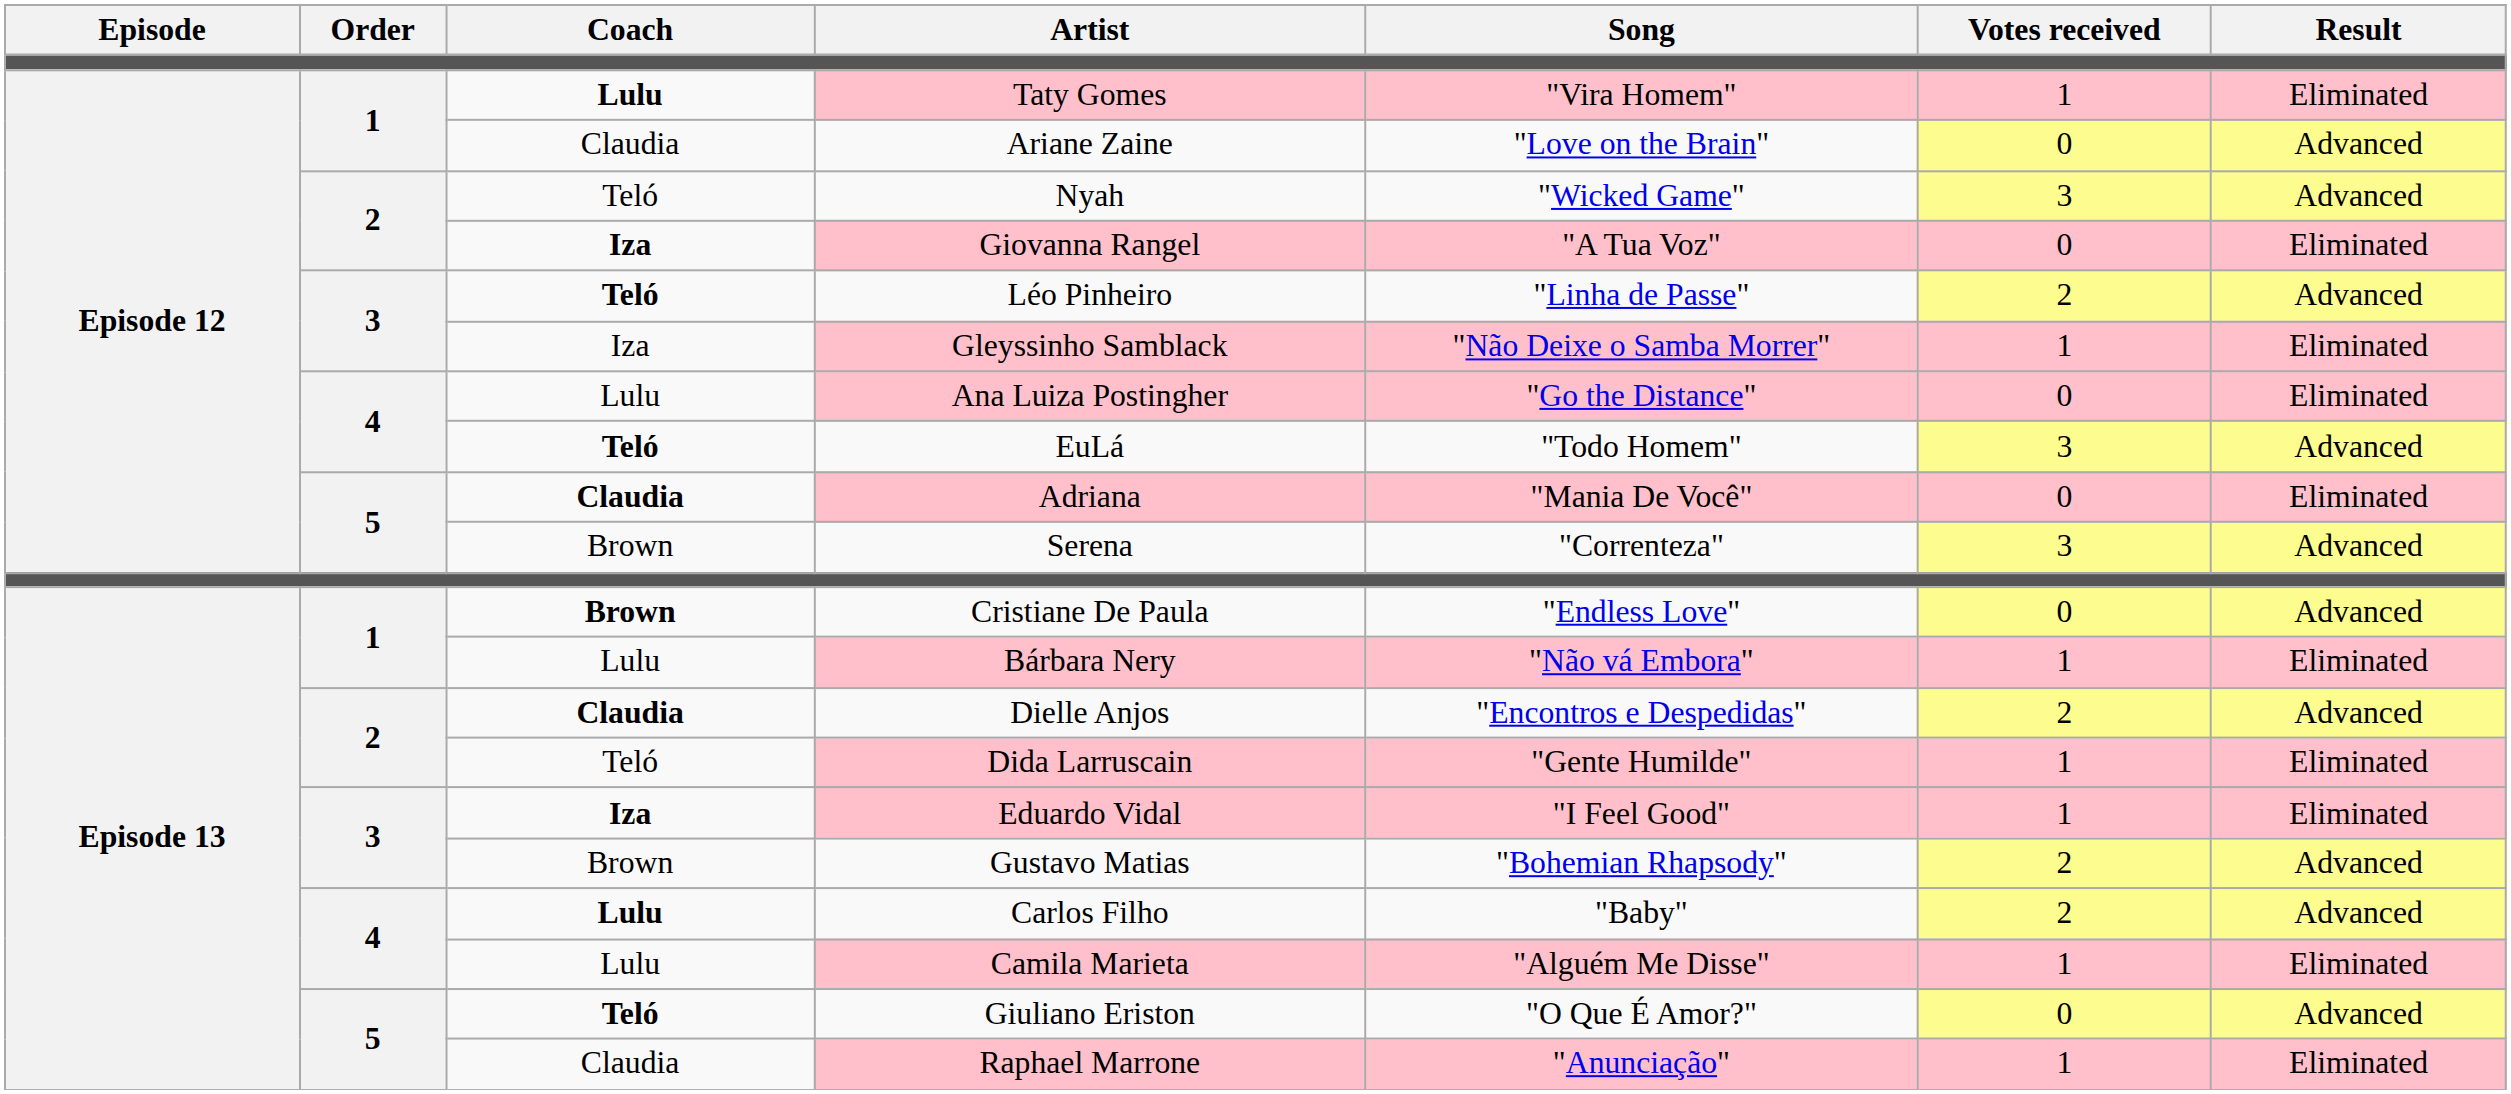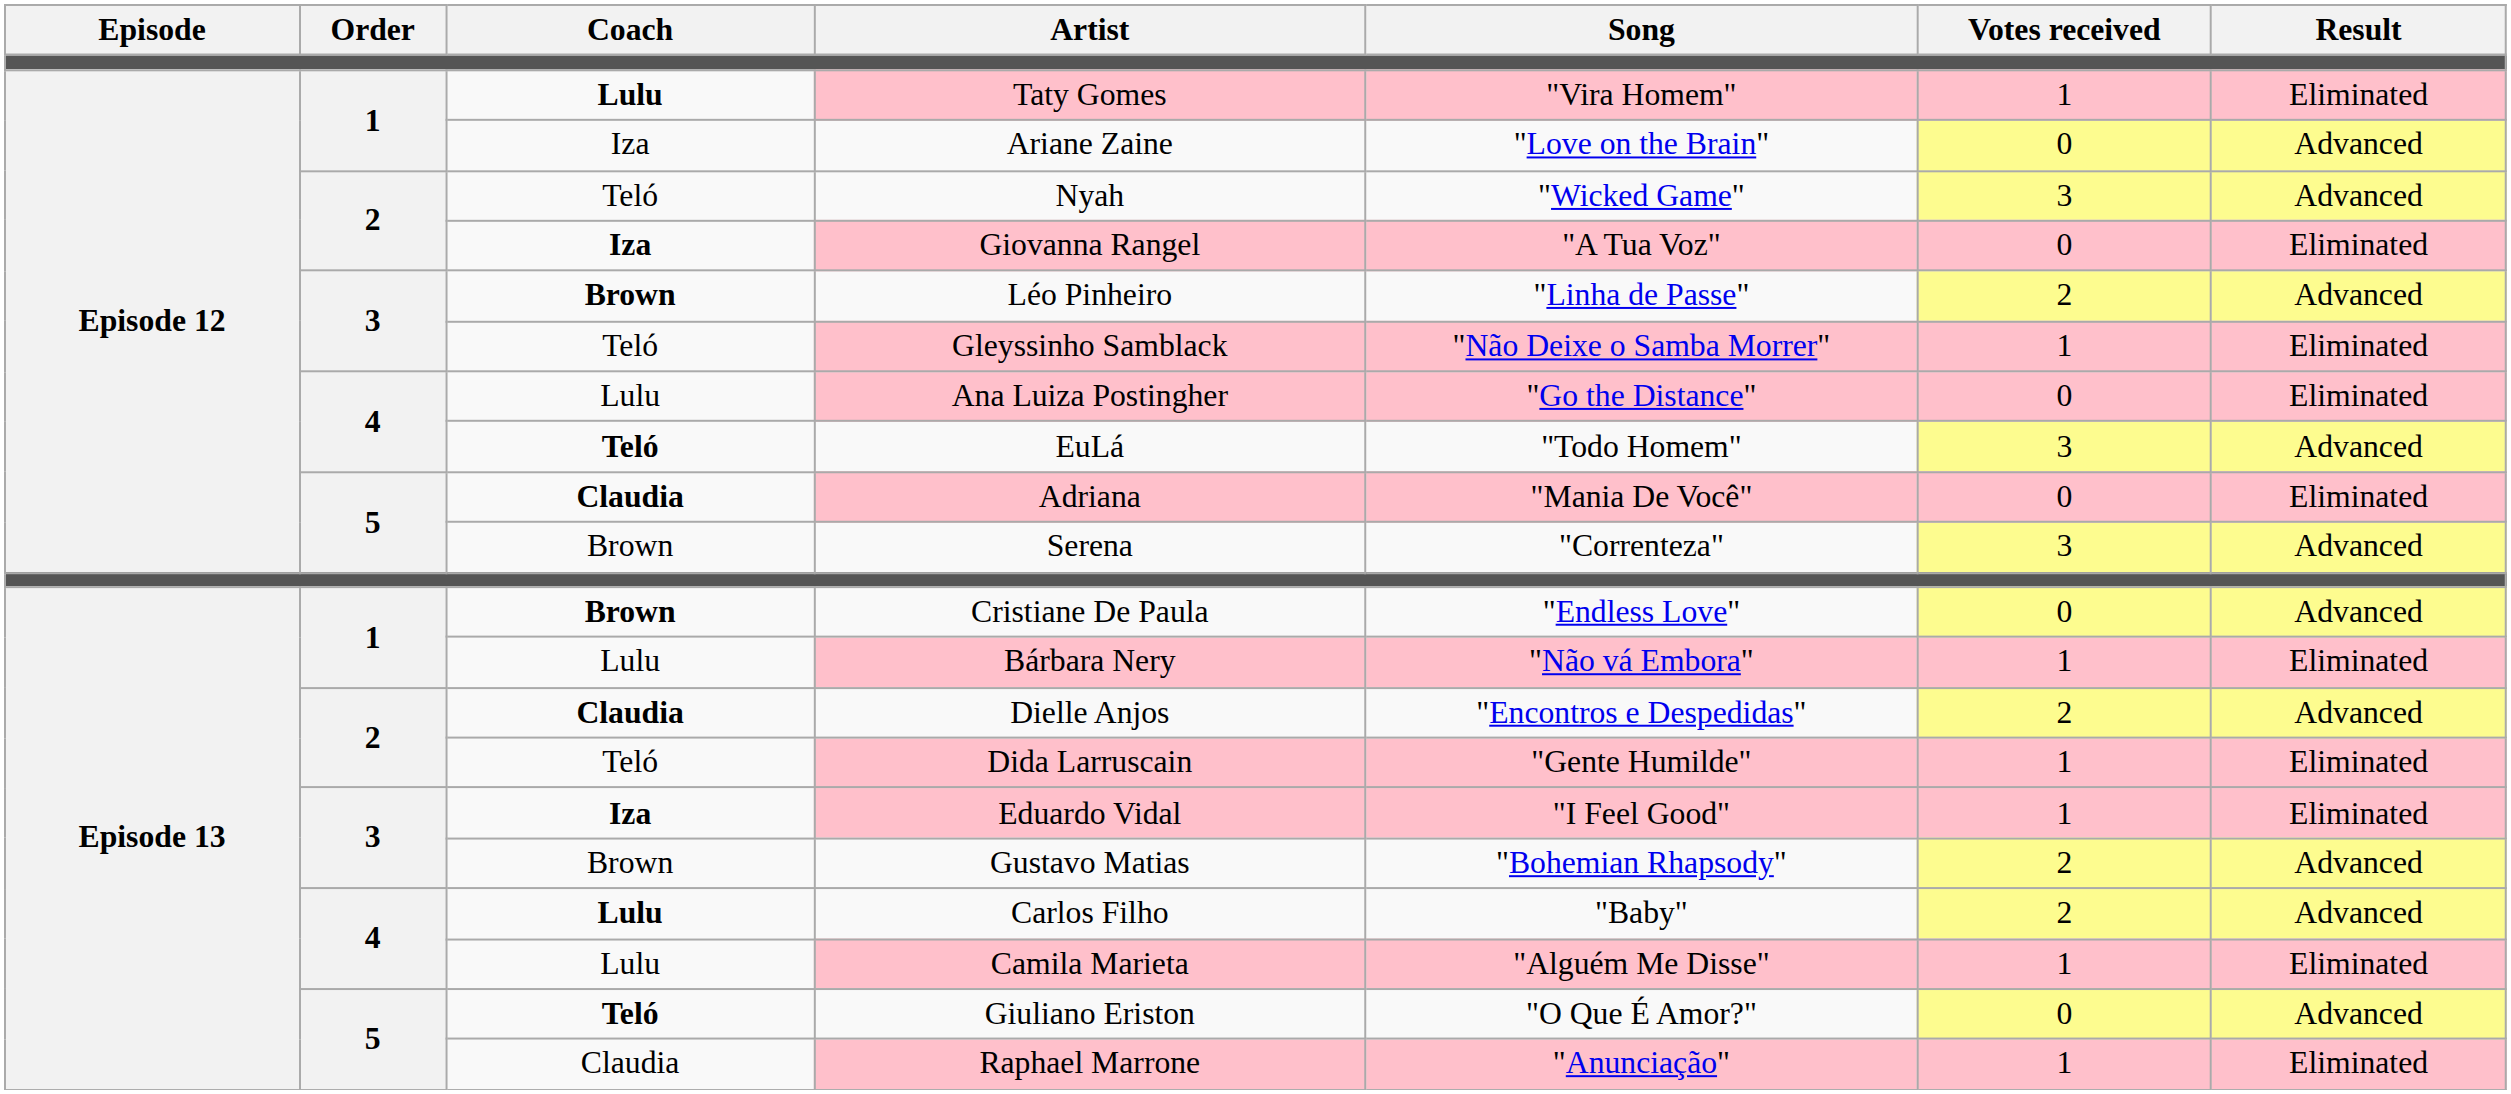(630, 144) Claudia -> (630, 144) Iza
(630, 295) Teló -> (630, 295) Brown
(630, 345) Iza -> (630, 345) Teló
